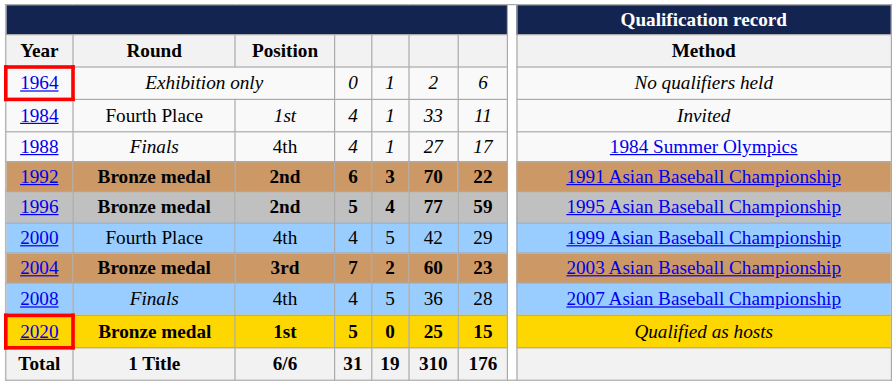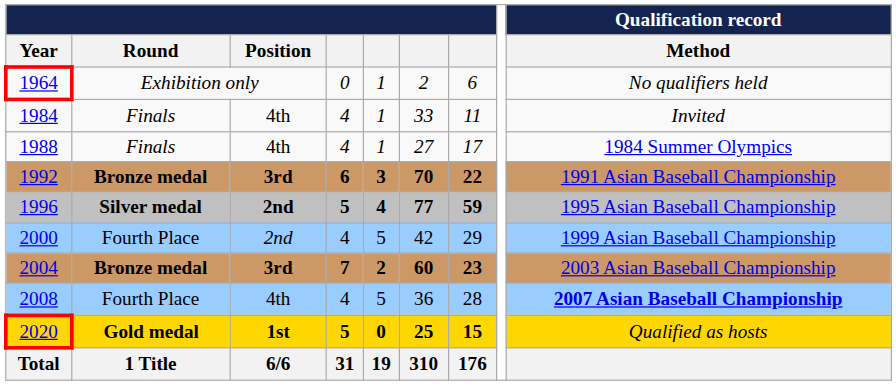(154, 115) Fourth Place -> (151, 115) Finals
(285, 115) 1st -> (278, 115) 4th
(285, 176) 2nd -> (278, 176) 3rd
(154, 207) Bronze medal -> (151, 207) Silver medal
(285, 237) 4th -> (278, 237) 2nd
(154, 299) Finals -> (151, 299) Fourth Place
(704, 299) normal -> (698, 299) bold
(155, 331) Bronze medal -> (151, 331) Gold medal
